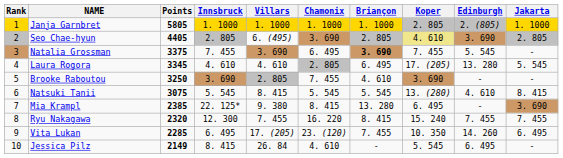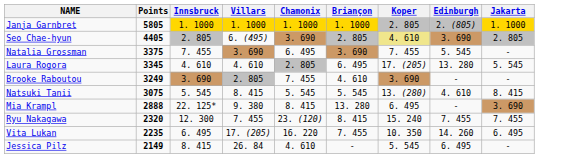- column: (16, 11)
(376, 52) bold -> (352, 52) normal
(177, 79) 3250 -> (153, 79) 3249
(177, 106) 2385 -> (153, 106) 2888
(324, 120) 16. 220 -> (300, 120) 23. (120)
(177, 133) 2285 -> (153, 133) 2235
(324, 133) 23. (120) -> (300, 133) 16. 220
